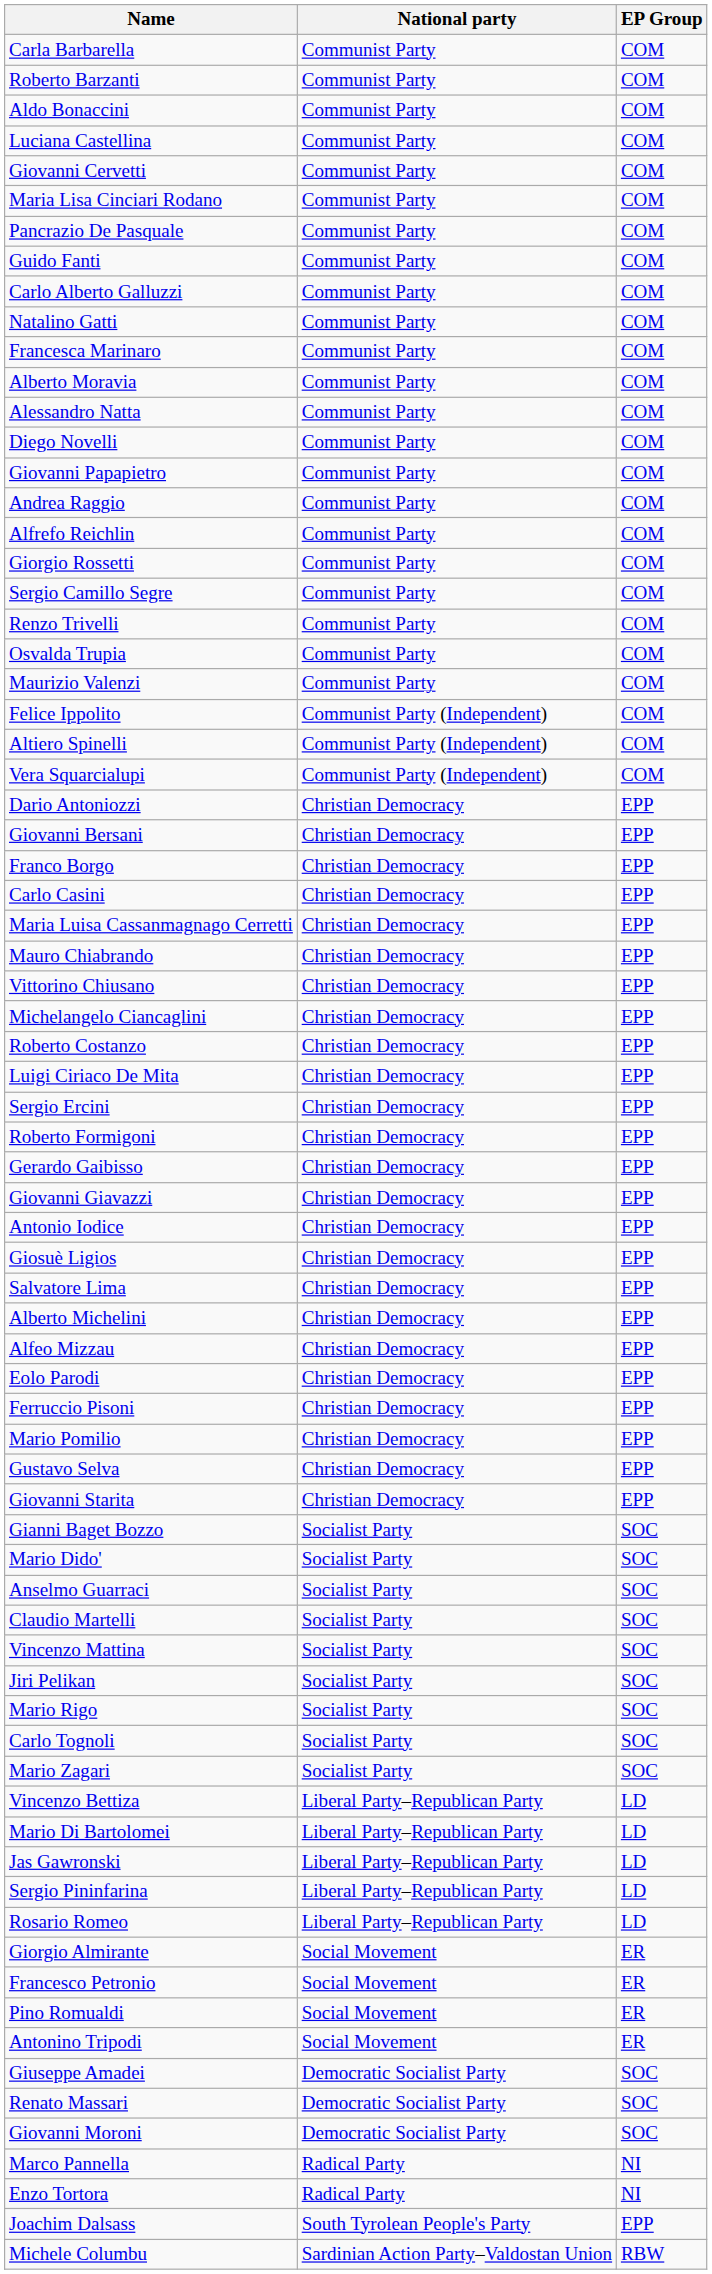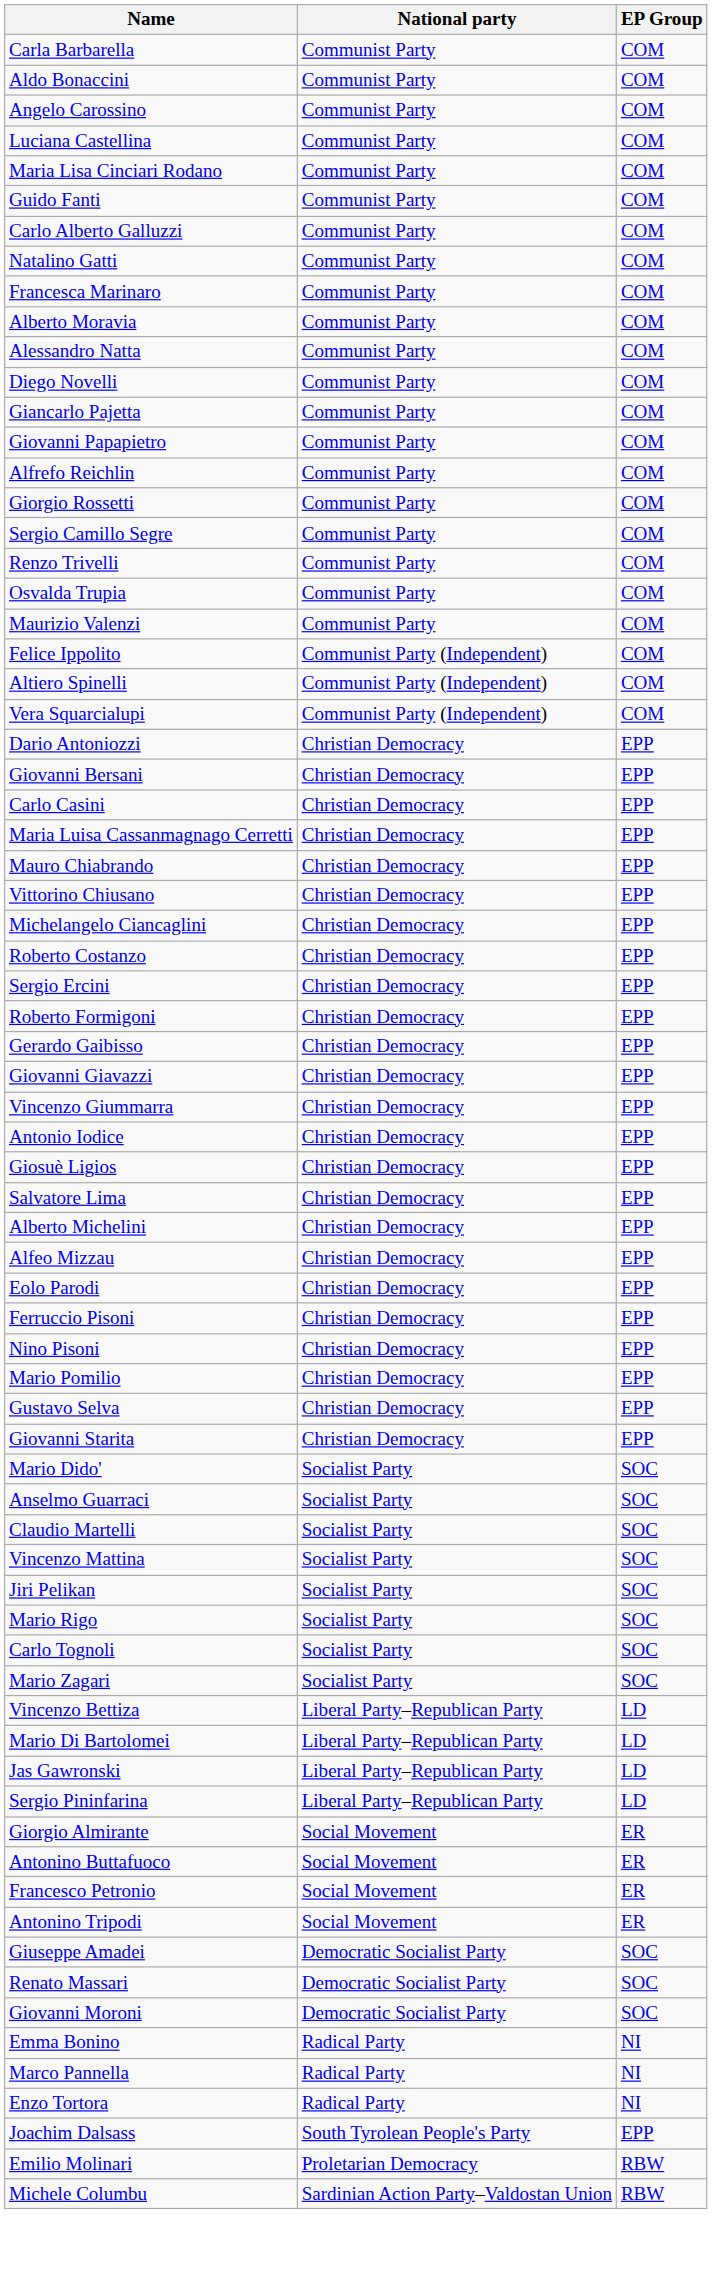- row: (74, 79)
+ row: (77, 110)
- row: (77, 170)
- row: (96, 230)
+ row: (75, 412)
- row: (67, 502)
- row: (61, 865)
- row: (94, 1076)
+ row: (91, 1106)
+ row: (54, 1348)
- row: (86, 1529)
- row: (68, 1921)
+ row: (90, 1861)
- row: (66, 2012)
+ row: (64, 2042)
+ row: (71, 2163)
